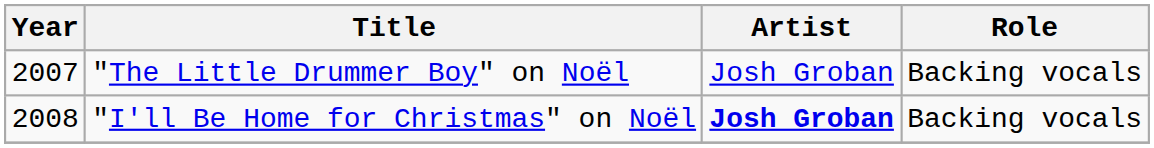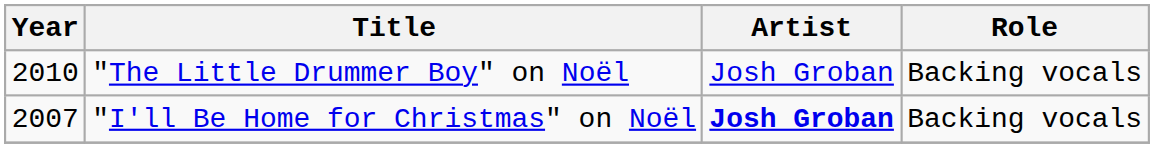(45, 73) 2007 -> (45, 73) 2010
(45, 119) 2008 -> (45, 119) 2007
